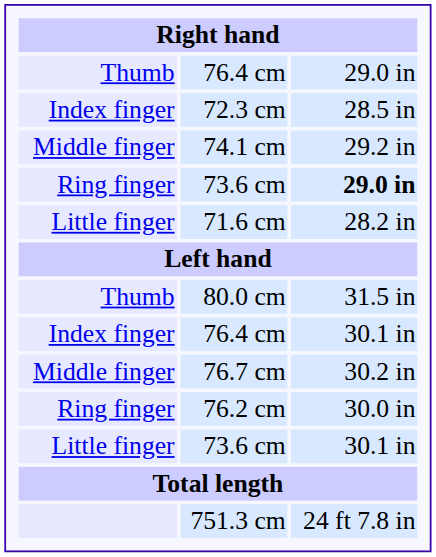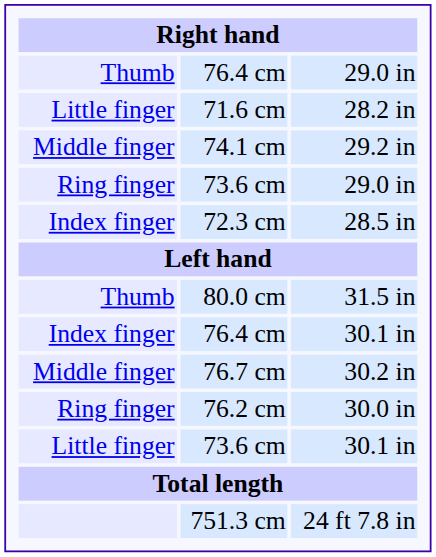rows swapped: (112, 109) <-> (113, 221)
(379, 184) bold -> (380, 184) normal
